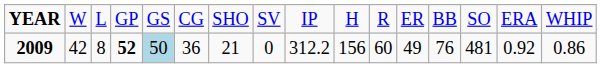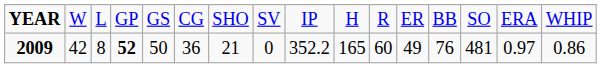(158, 47) lightblue background -> (158, 47) no background
(309, 47) 312.2 -> (309, 47) 352.2
(352, 47) 156 -> (352, 47) 165
(519, 47) 0.92 -> (519, 47) 0.97
